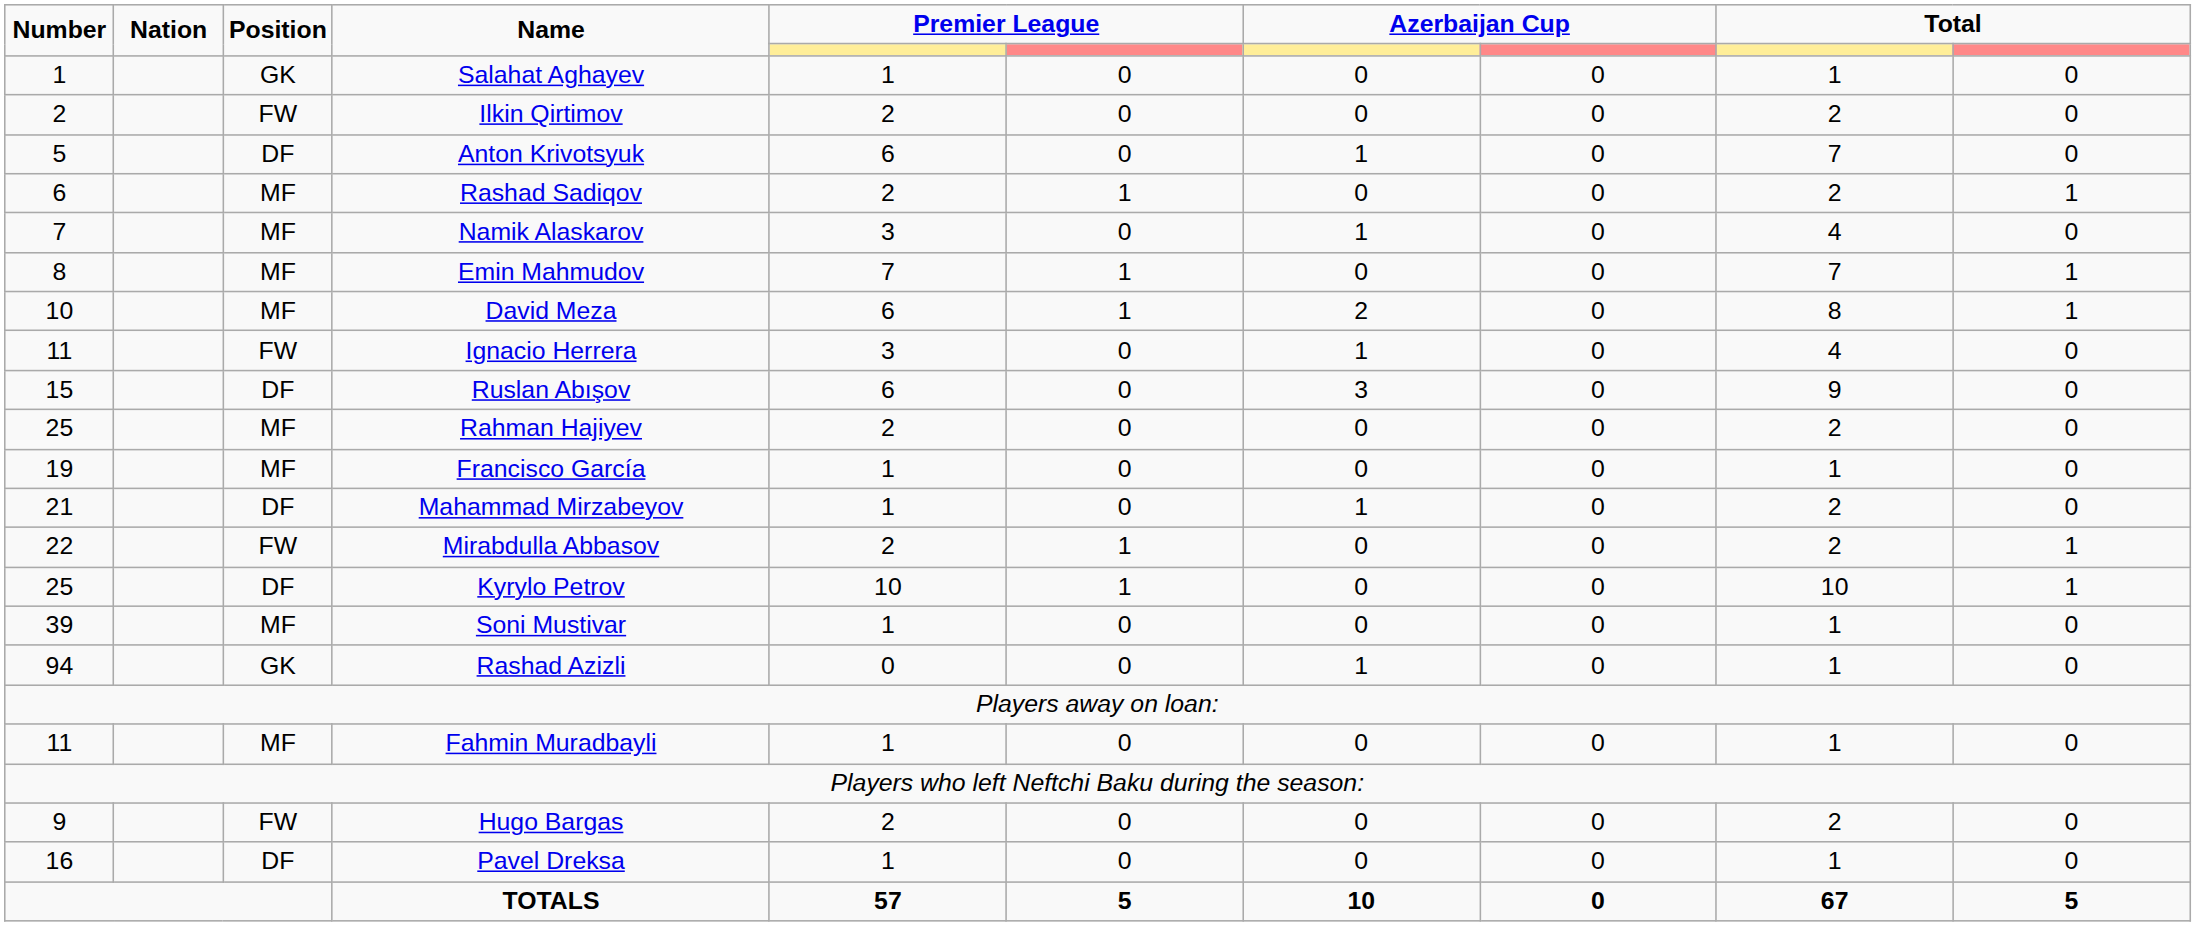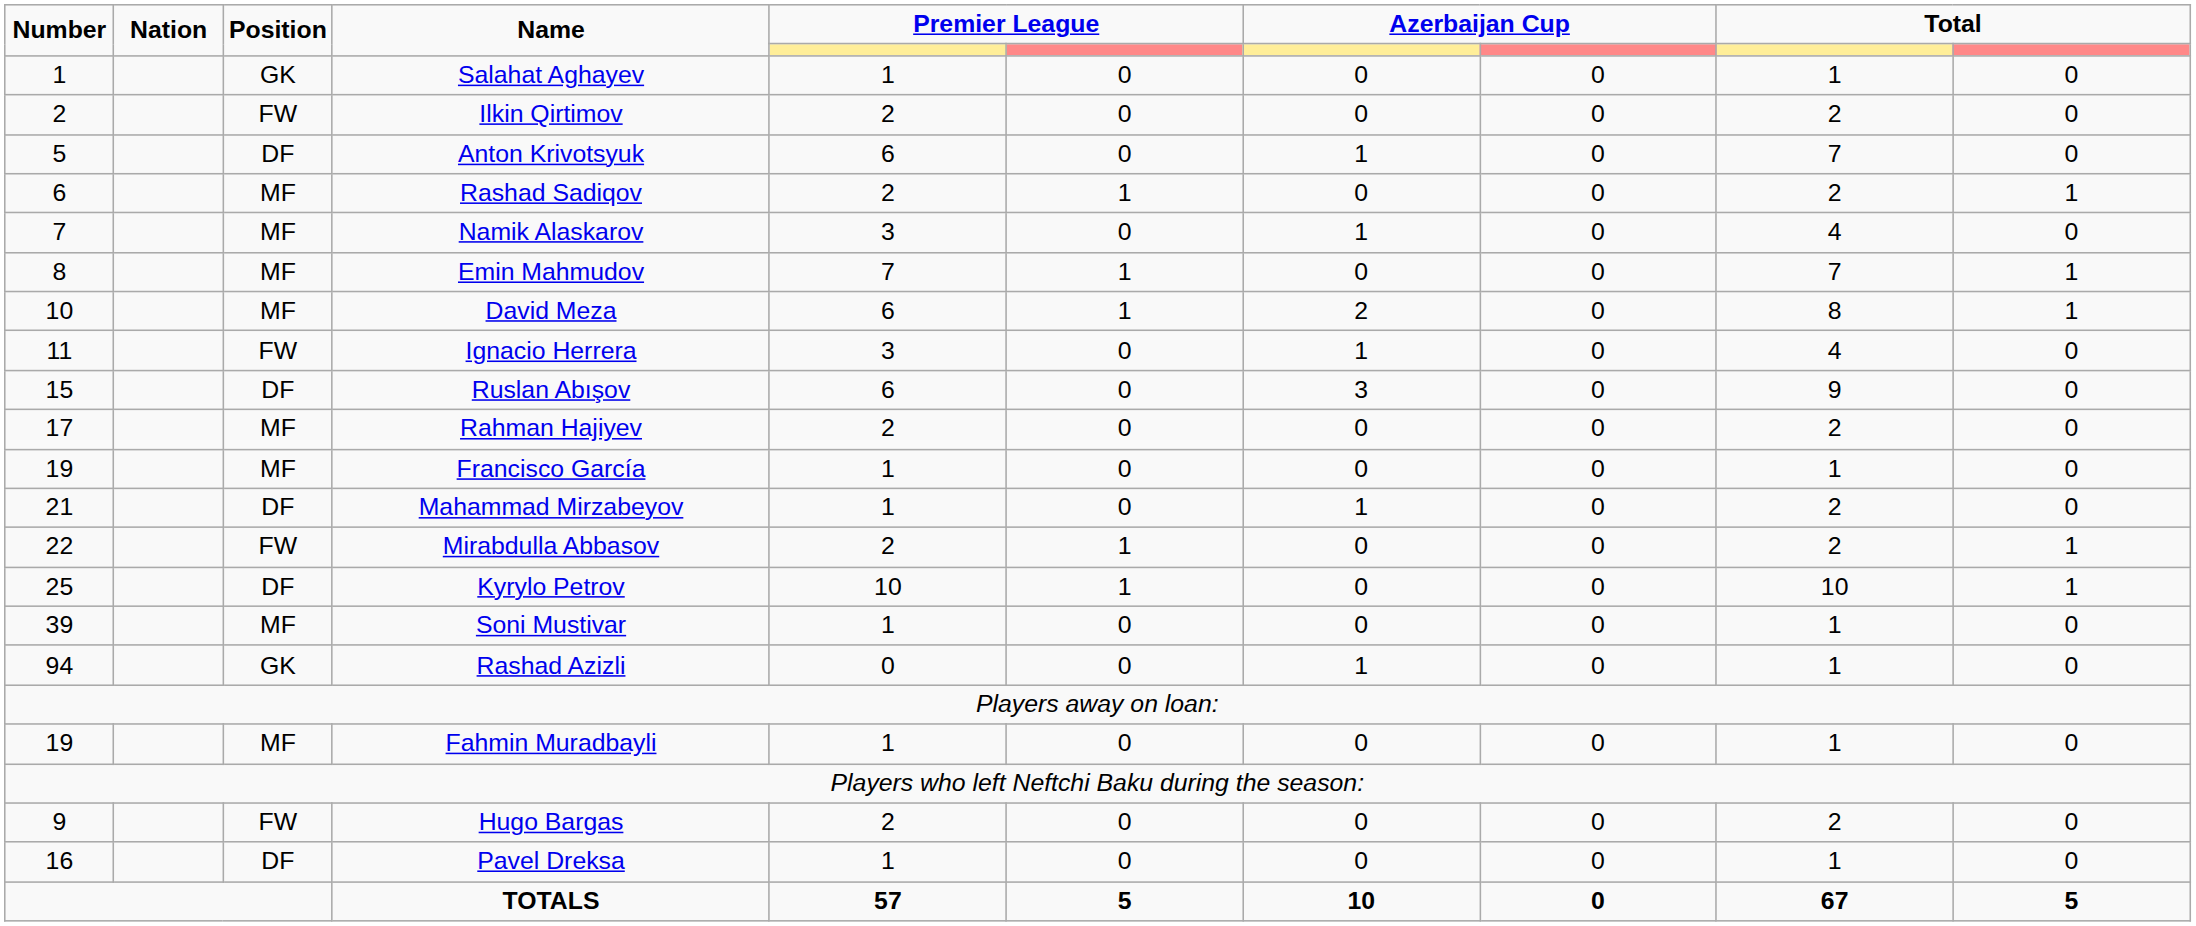(59, 428) 25 -> (59, 428) 17
(59, 743) 11 -> (59, 743) 19
